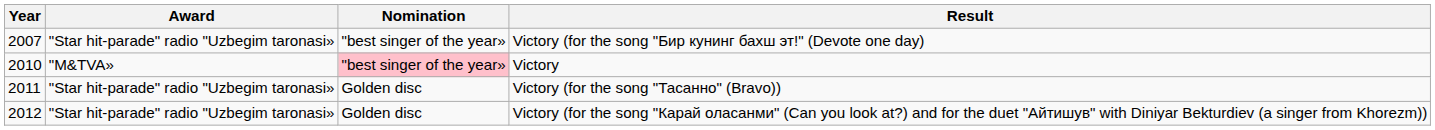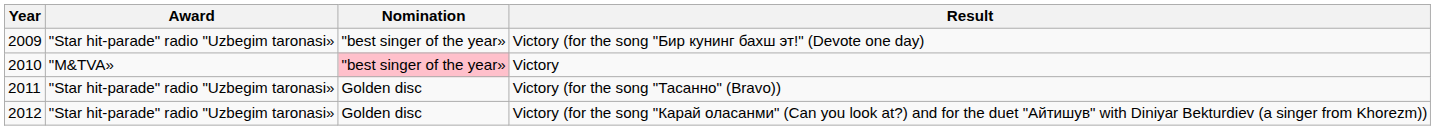(25, 40) 2007 -> (25, 40) 2009
